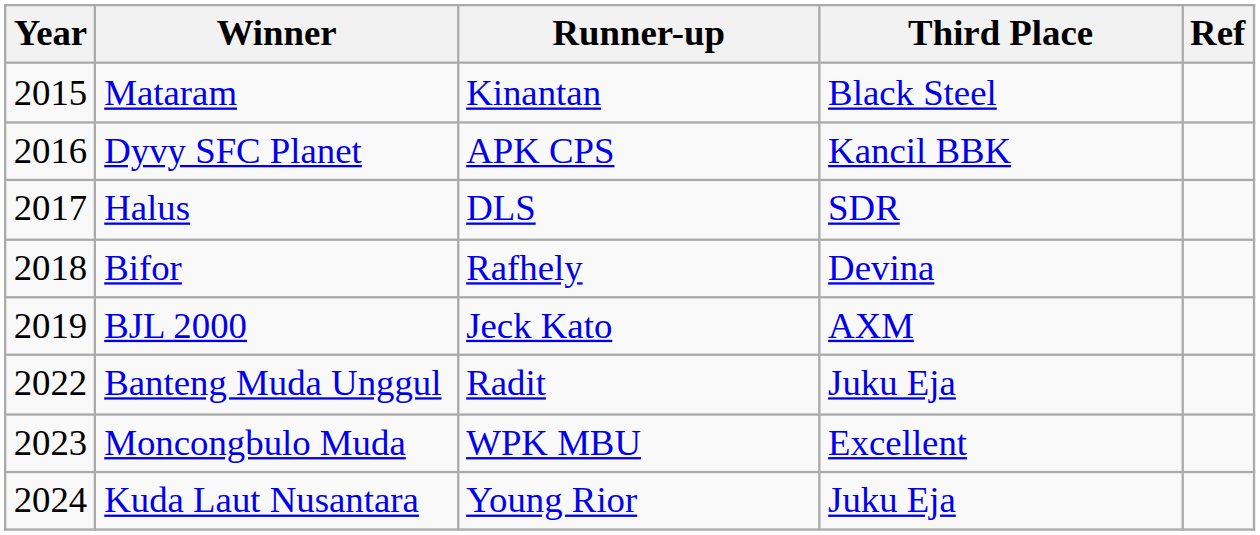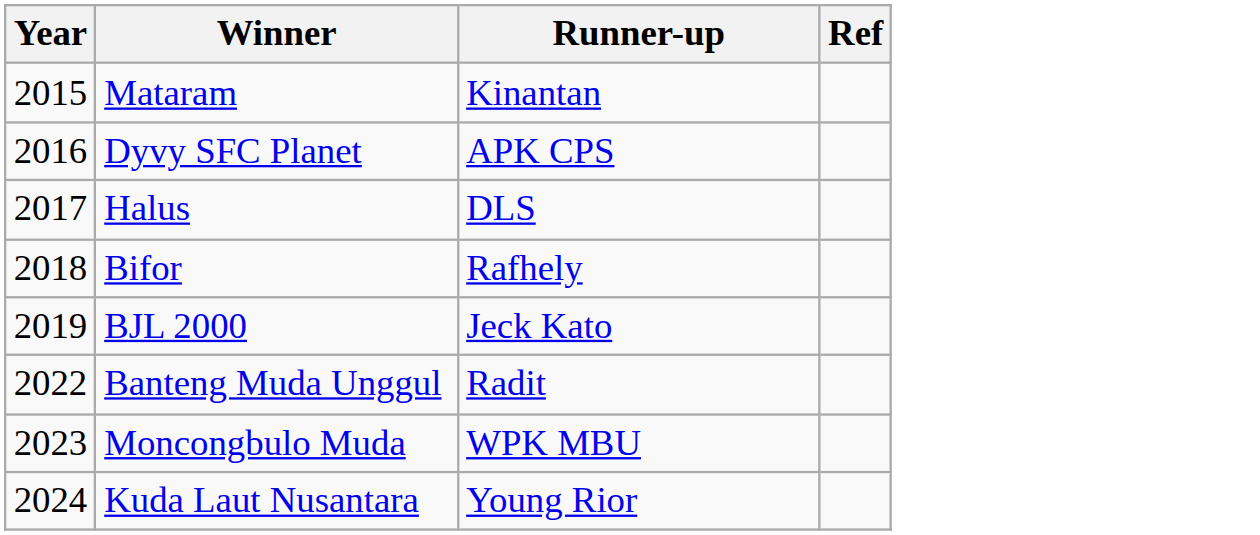- column: (1001, 33)
